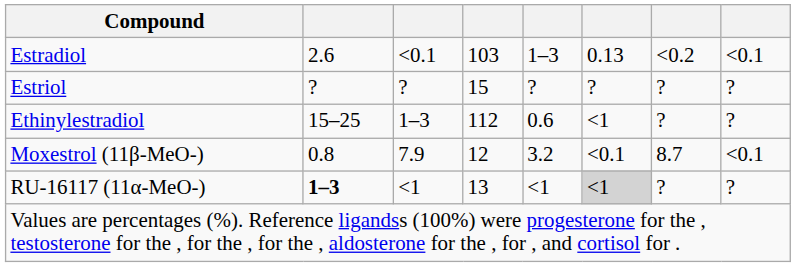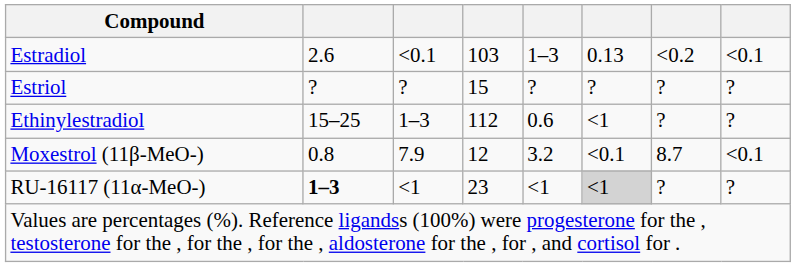(478, 187) 13 -> (478, 187) 23
